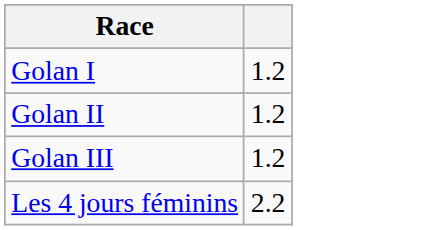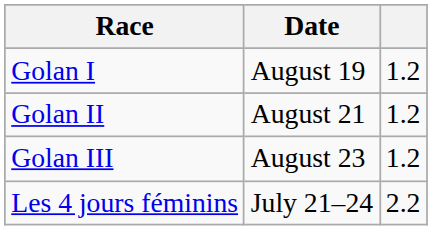+ column: (312, 26)
